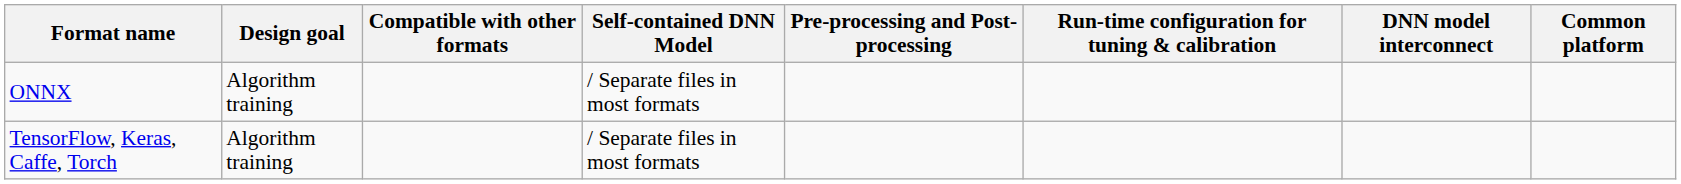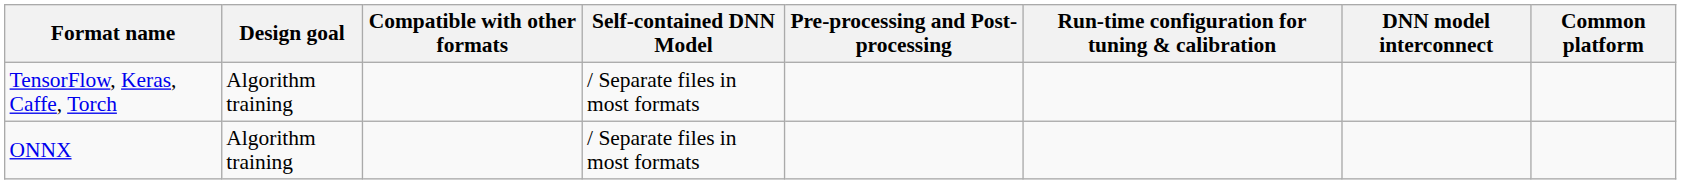rows swapped: (93, 149) <-> (41, 91)
